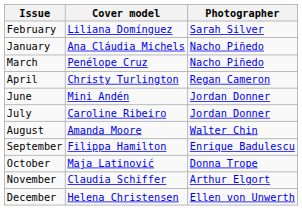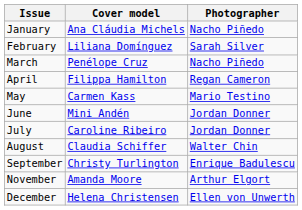rows swapped: (28, 46) <-> (32, 30)
(123, 80) Christy Turlington -> (117, 80) Filippa Hamilton
+ row: (16, 96)
(104, 130) Amanda Moore -> (117, 147) Claudia Schiffer
(117, 147) Filippa Hamilton -> (123, 163) Christy Turlington
- row: (28, 163)
(117, 180) Claudia Schiffer -> (104, 180) Amanda Moore
